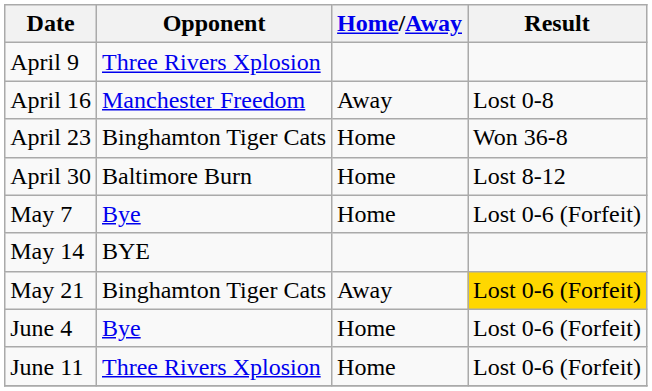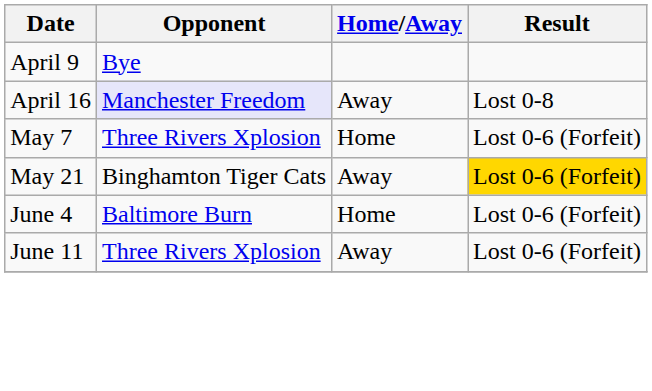(211, 61) Three Rivers Xplosion -> (121, 61) Bye
(204, 99) no background -> (204, 99) lavender background
- row: (51, 137)
- row: (51, 175)
(121, 213) Bye -> (211, 137) Three Rivers Xplosion
- row: (47, 251)
(121, 328) Bye -> (177, 213) Baltimore Burn
(366, 366) Home -> (365, 251) Away
